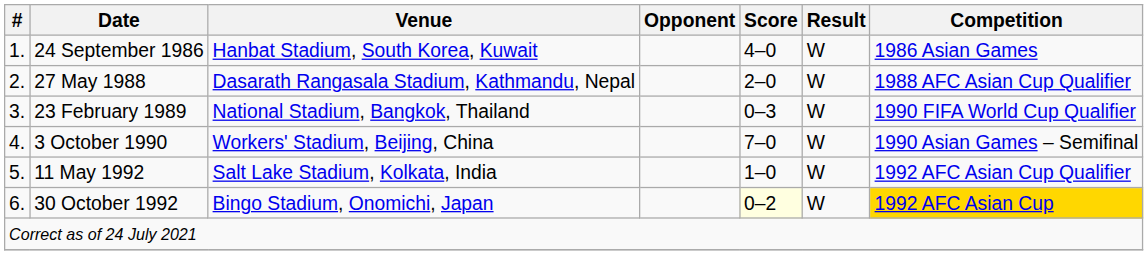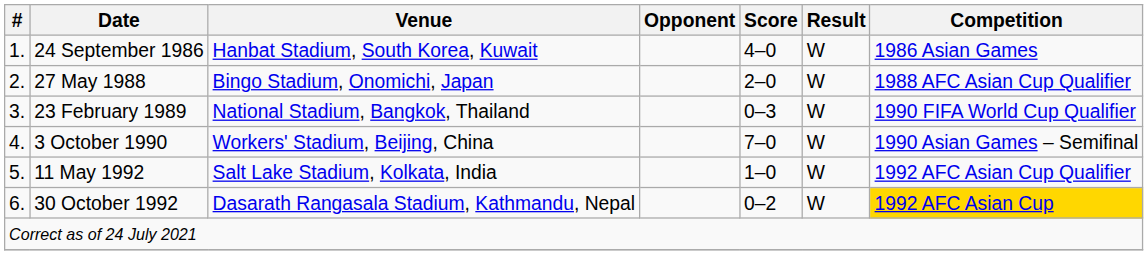(424, 81) Dasarath Rangasala Stadium, Kathmandu, Nepal -> (353, 81) Bingo Stadium, Onomichi, Japan
(353, 203) Bingo Stadium, Onomichi, Japan -> (424, 203) Dasarath Rangasala Stadium, Kathmandu, Nepal
(760, 203) lightyellow background -> (760, 203) no background
